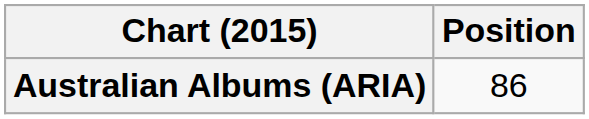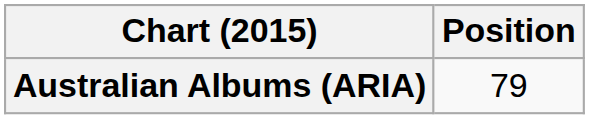(509, 85) 86 -> (509, 85) 79
